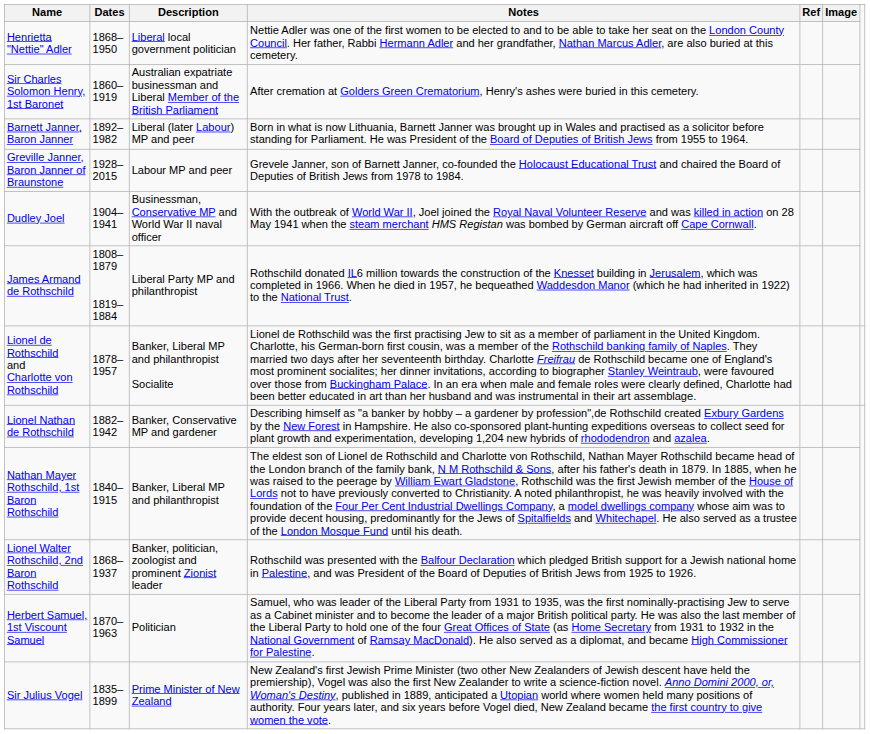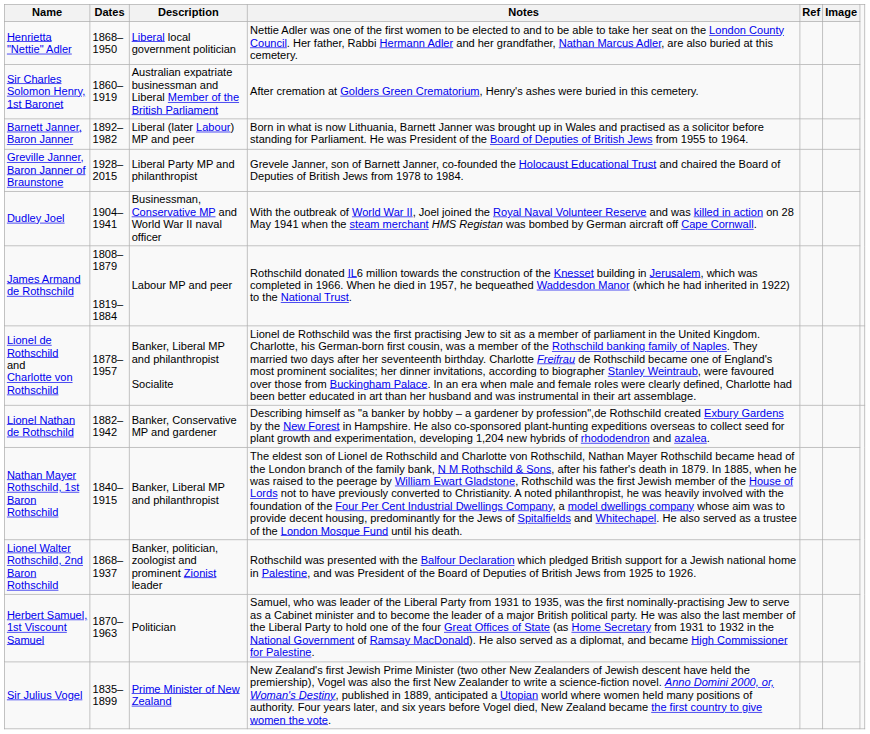(182, 170) Labour MP and peer -> (183, 170) Liberal Party MP and philanthropist
(183, 285) Liberal Party MP and philanthropist -> (182, 285) Labour MP and peer
